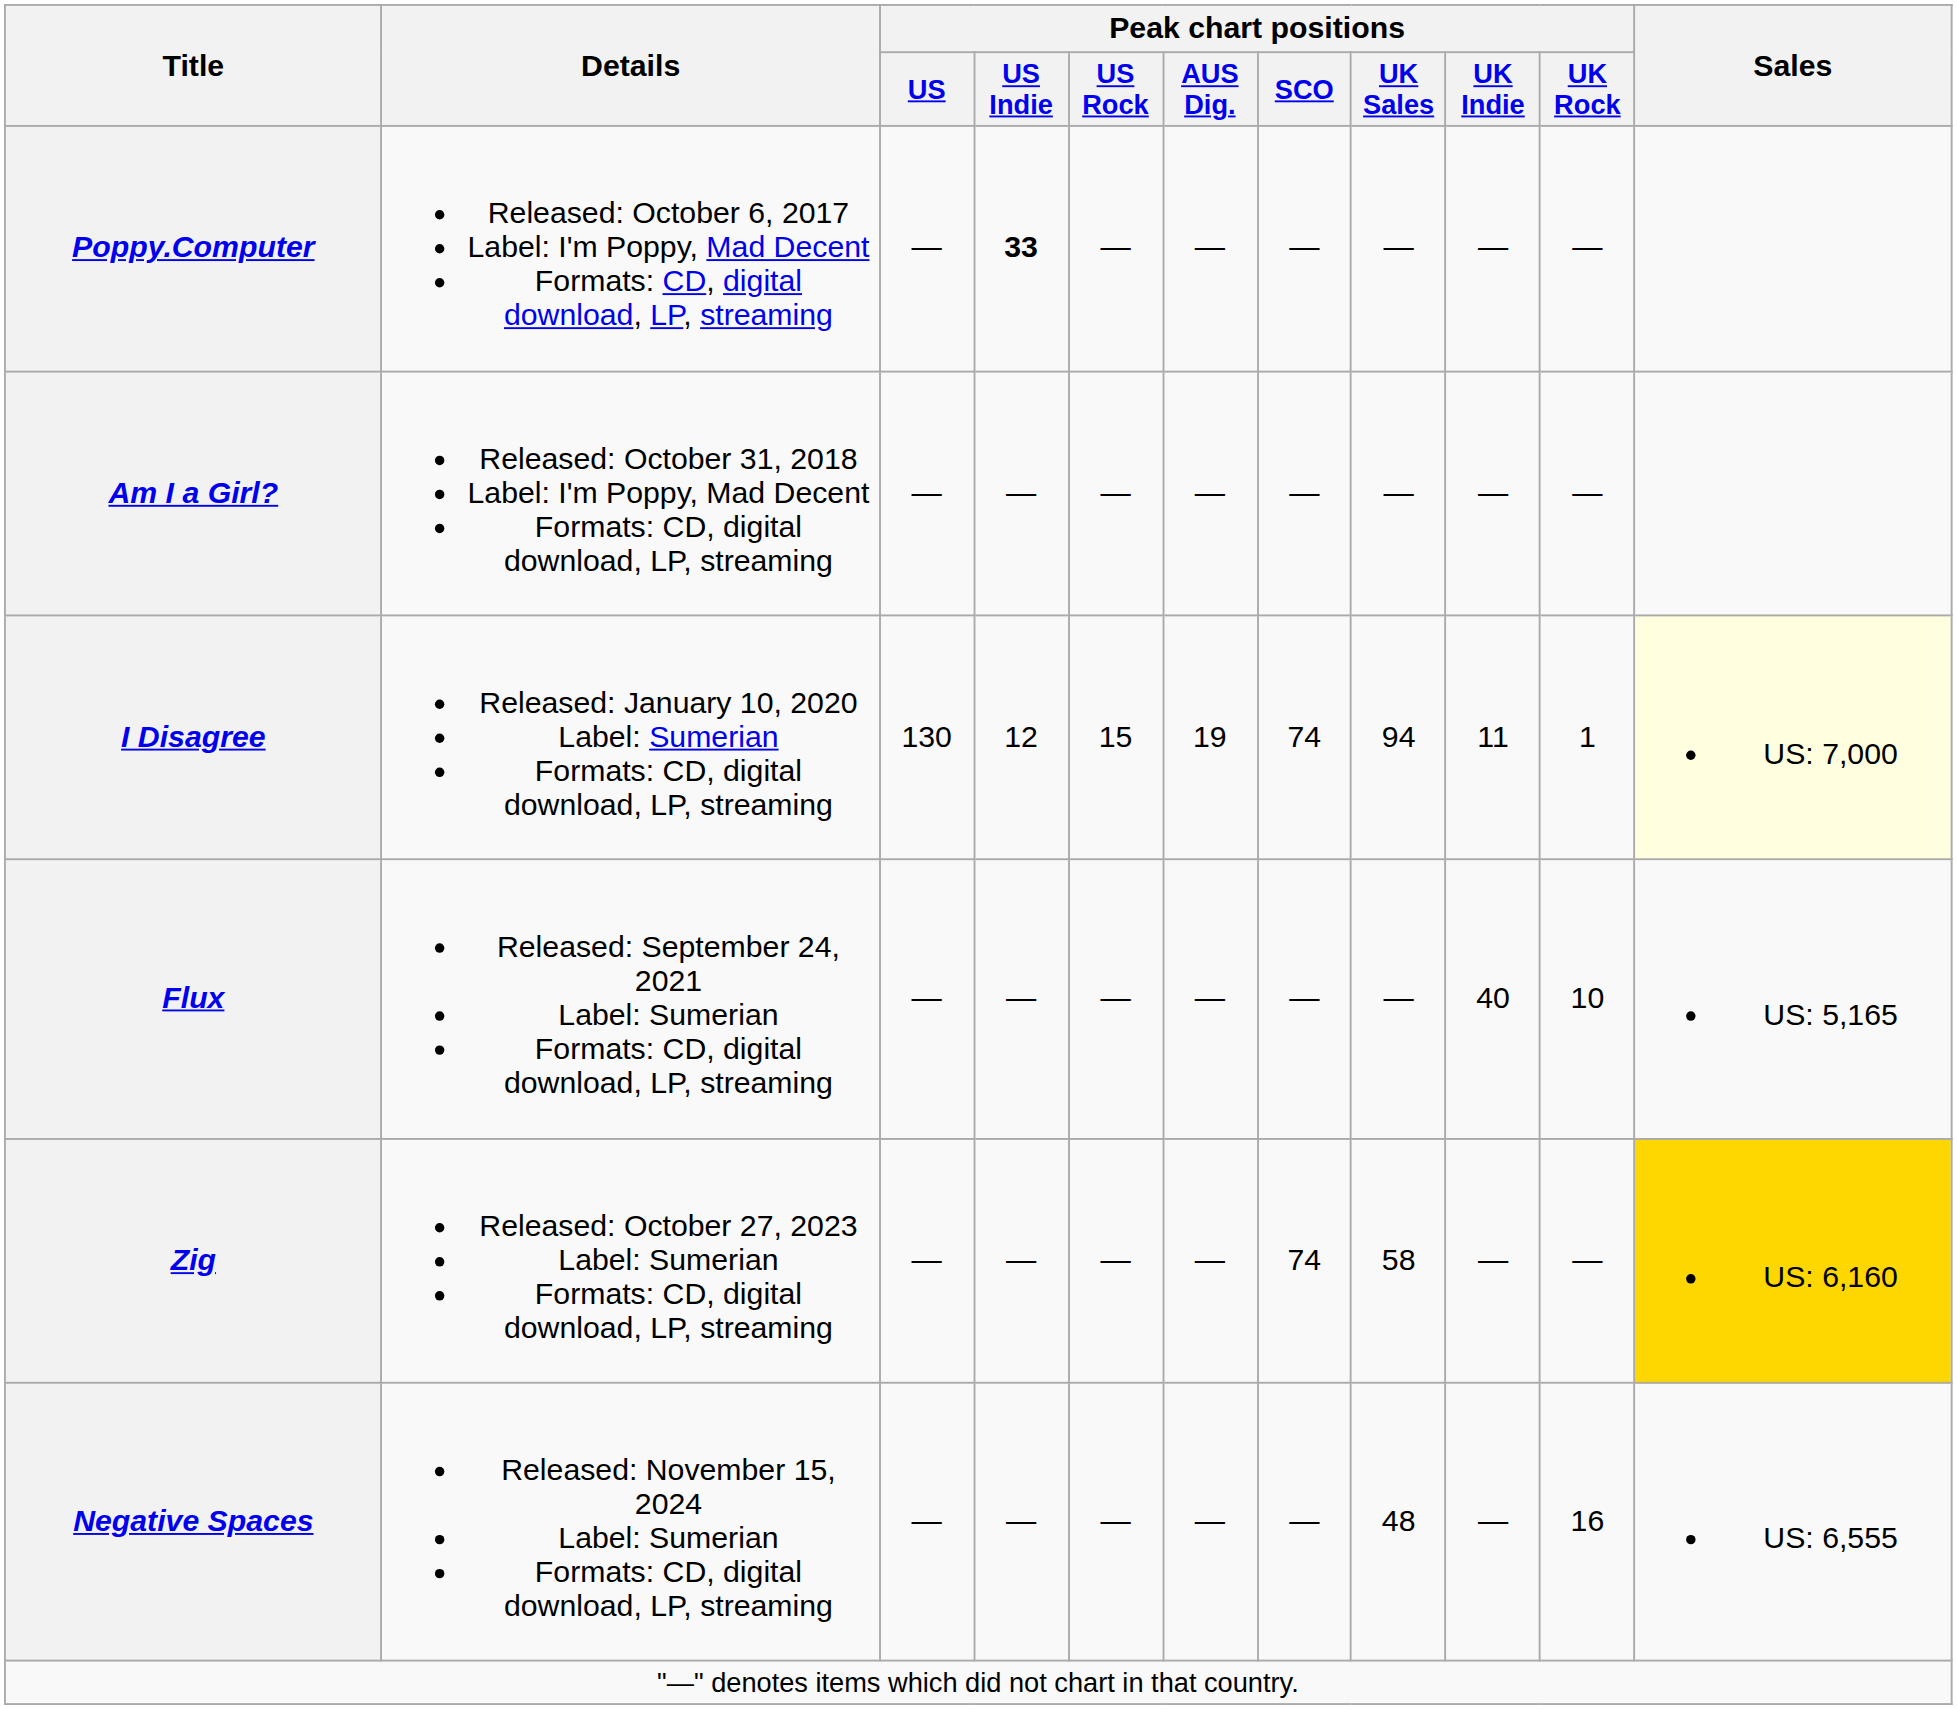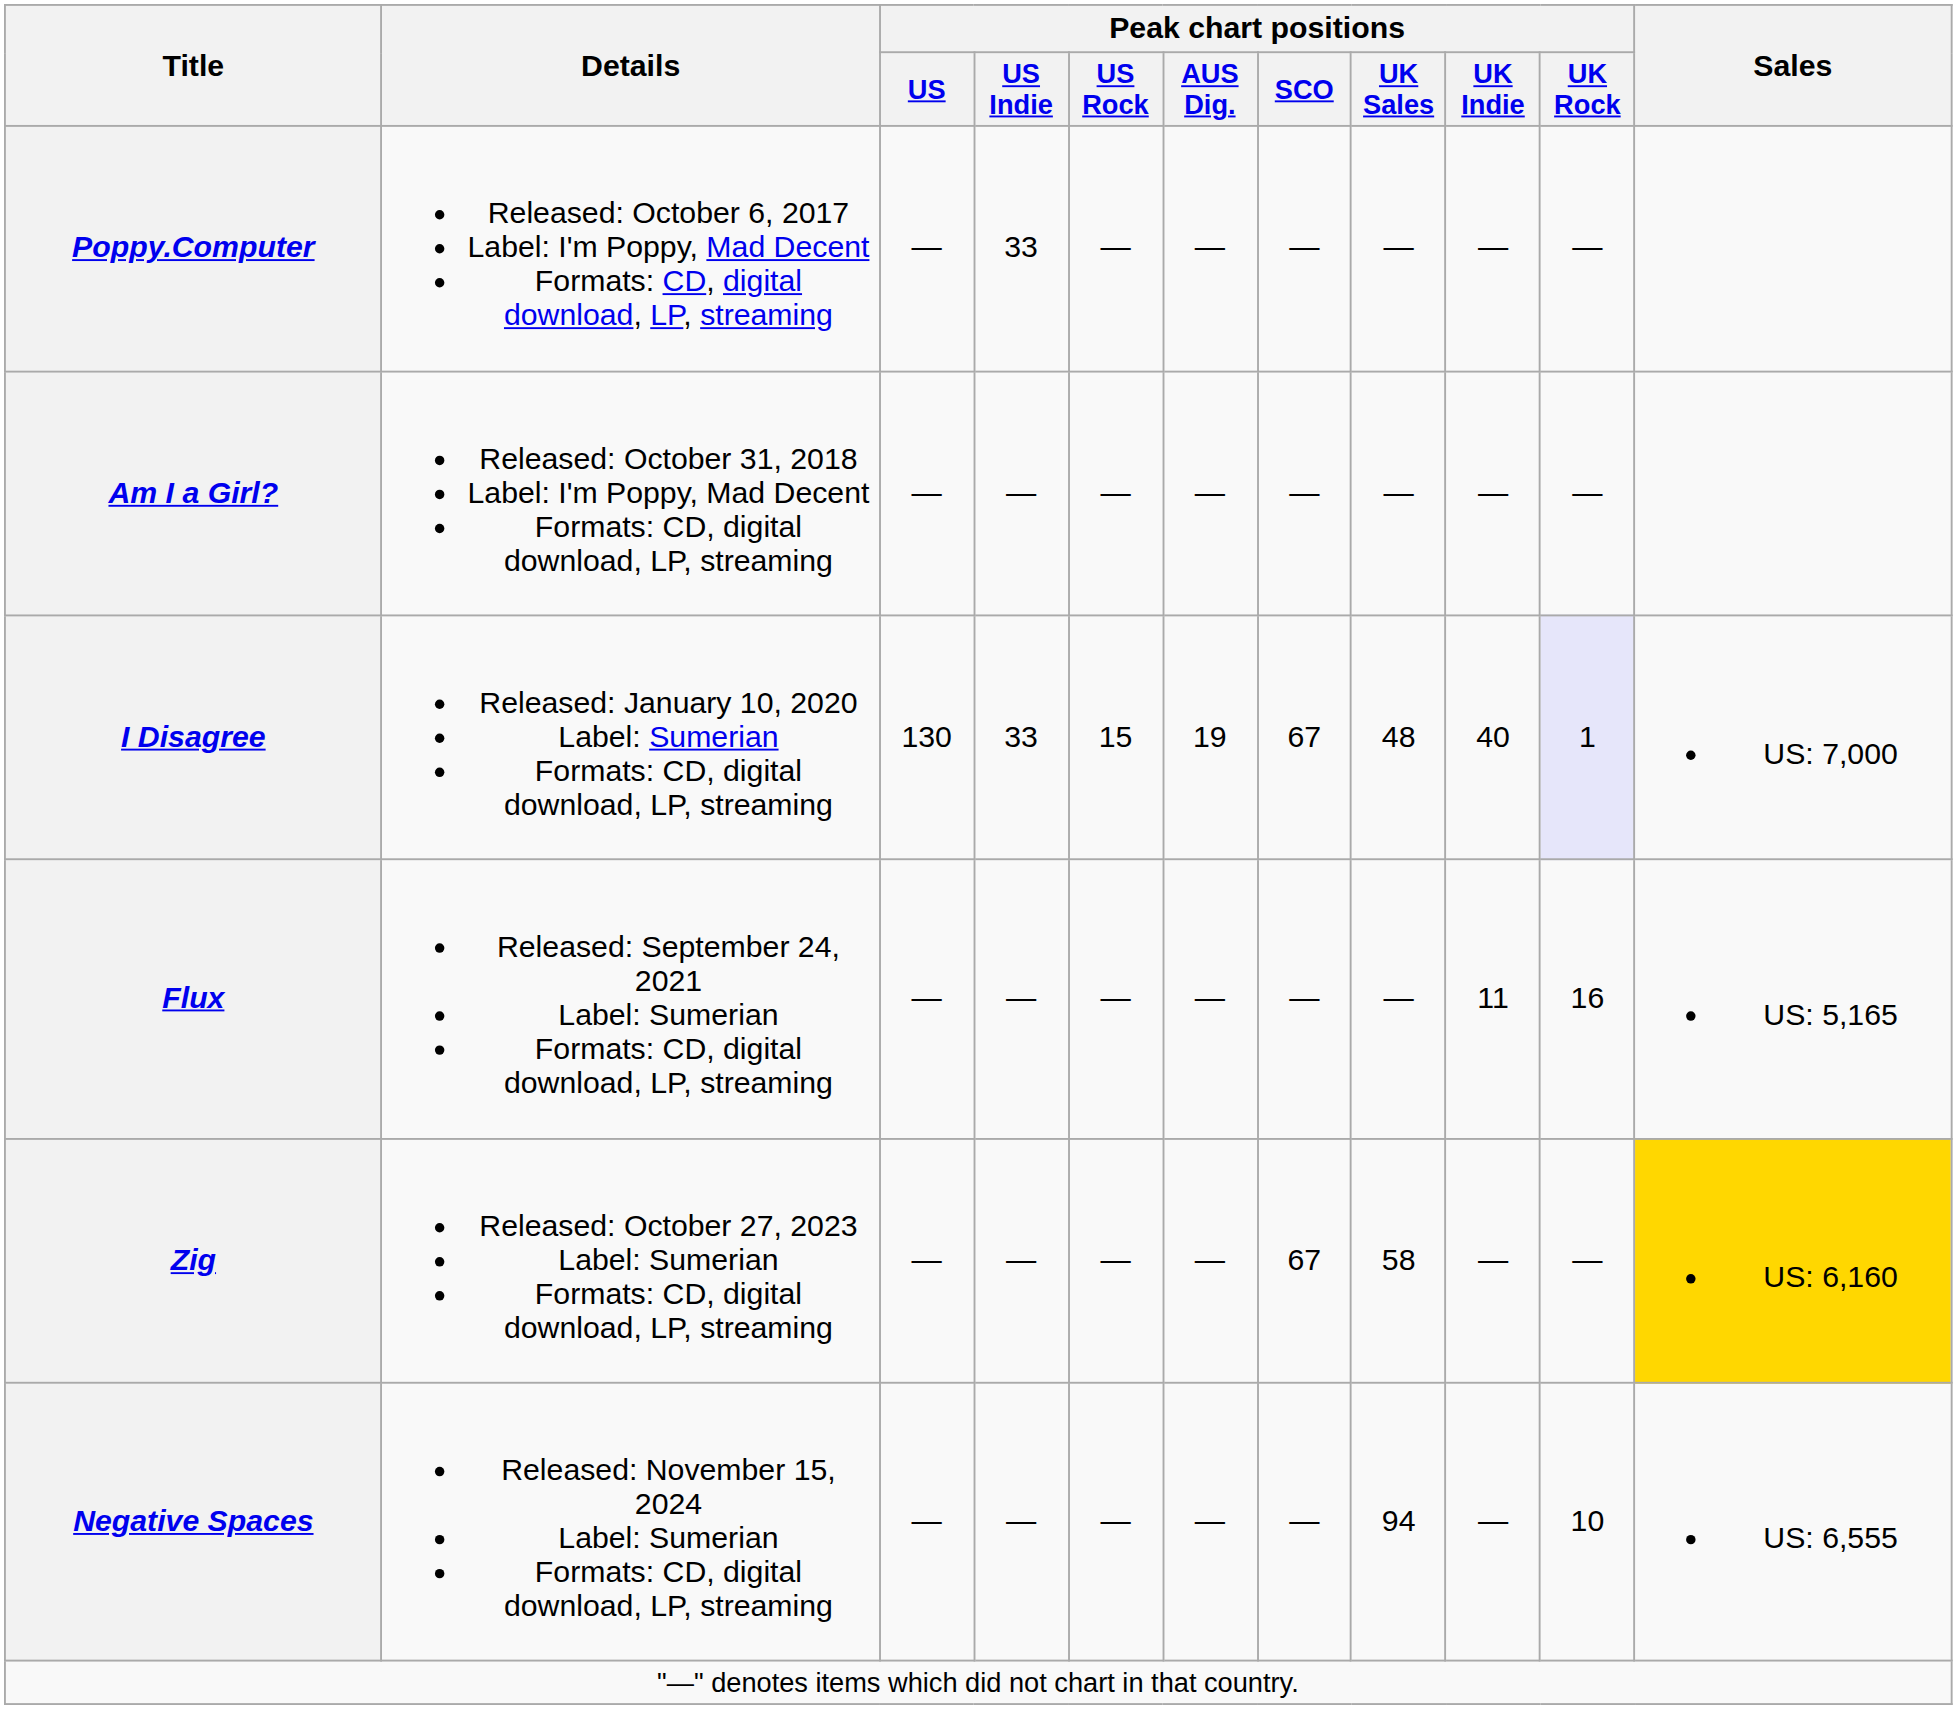(1021, 247) bold -> (1021, 247) normal
(1021, 736) 12 -> (1021, 736) 33
(1304, 736) 74 -> (1304, 736) 67
(1399, 736) 94 -> (1399, 736) 48
(1493, 736) 11 -> (1493, 736) 40
(1587, 736) no background -> (1587, 736) lavender background
(1793, 754) lightyellow background -> (1793, 754) no background
(1493, 998) 40 -> (1493, 998) 11
(1587, 998) 10 -> (1587, 998) 16
(1304, 1260) 74 -> (1304, 1260) 67
(1399, 1521) 48 -> (1399, 1521) 94
(1587, 1521) 16 -> (1587, 1521) 10
